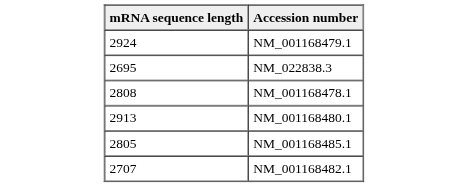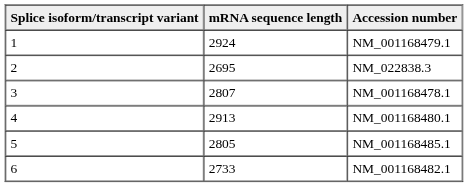+ column: (105, 17)
(123, 93) 2808 -> (222, 93) 2807
(123, 168) 2707 -> (222, 168) 2733
